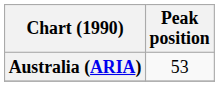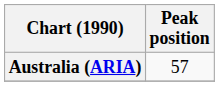(180, 66) 53 -> (180, 66) 57
